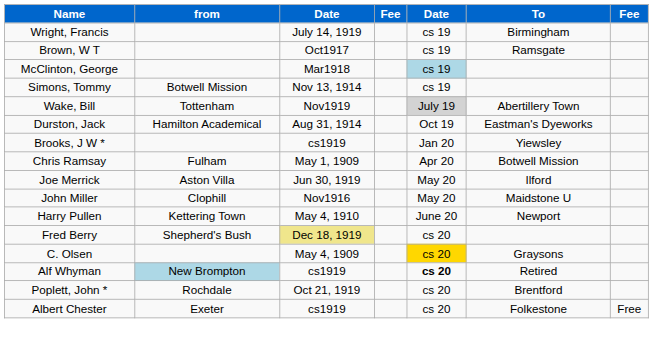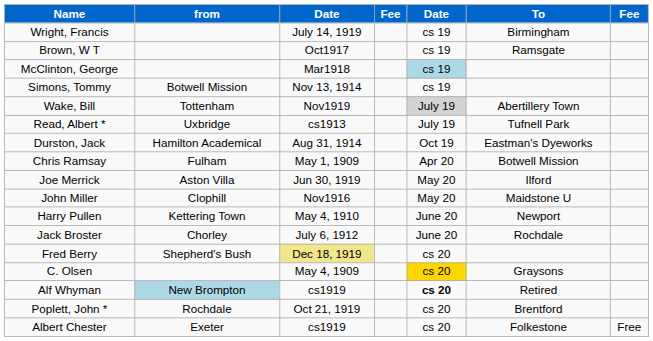+ row: (69, 125)
- row: (69, 143)
+ row: (69, 235)
